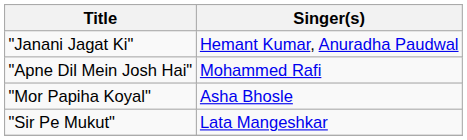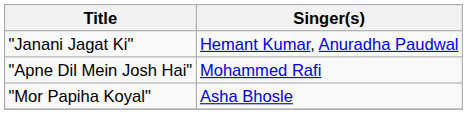- row: (62, 123)
